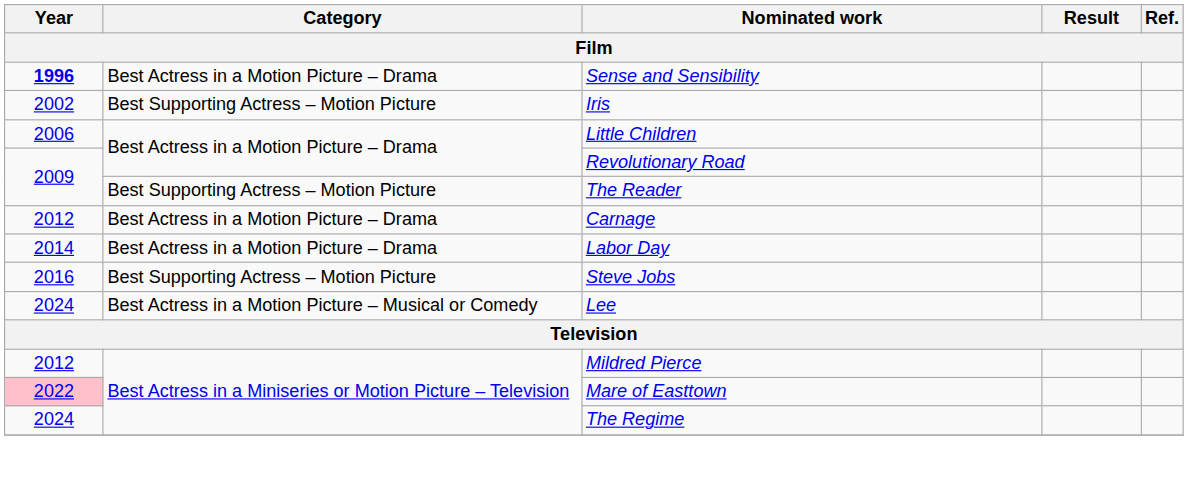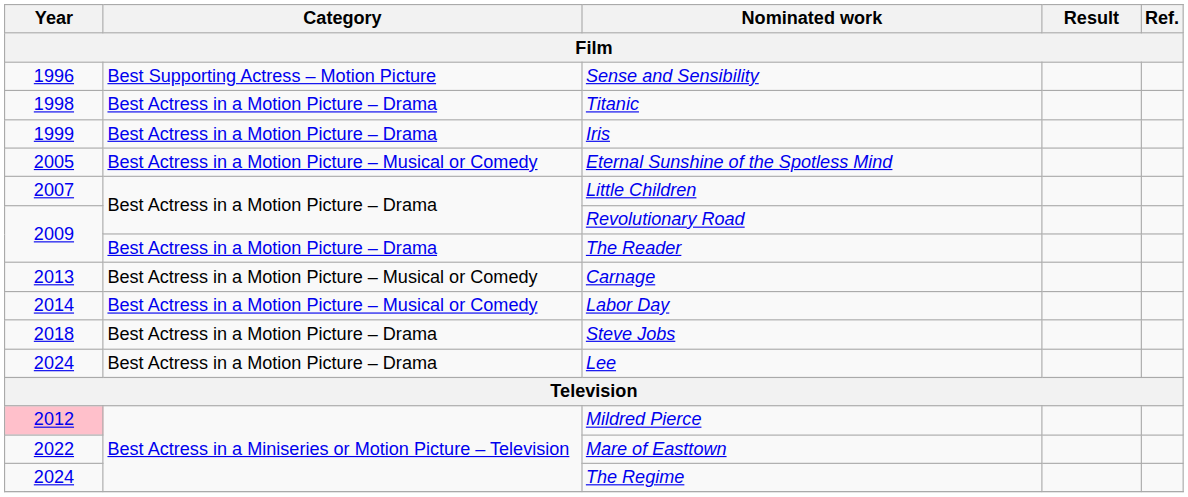(54, 76) bold -> (54, 76) normal
(272, 76) Best Actress in a Motion Picture – Drama -> (272, 76) Best Supporting Actress – Motion Picture
+ row: (612, 104)
(54, 104) 2002 -> (54, 133) 1999
(272, 104) Best Supporting Actress – Motion Picture -> (272, 133) Best Actress in a Motion Picture – Drama
+ row: (739, 162)
(54, 133) 2006 -> (54, 190) 2007
(272, 190) Best Supporting Actress – Motion Picture -> (272, 248) Best Actress in a Motion Picture – Drama
(54, 219) 2012 -> (54, 276) 2013
(272, 219) Best Actress in a Motion Picture – Drama -> (323, 276) Best Actress in a Motion Picture – Musical or Comedy
(272, 248) Best Actress in a Motion Picture – Drama -> (323, 305) Best Actress in a Motion Picture – Musical or Comedy
(54, 276) 2016 -> (54, 334) 2018
(272, 276) Best Supporting Actress – Motion Picture -> (272, 334) Best Actress in a Motion Picture – Drama
(323, 305) Best Actress in a Motion Picture – Musical or Comedy -> (272, 362) Best Actress in a Motion Picture – Drama
(54, 362) no background -> (54, 420) pink background
(54, 391) pink background -> (54, 448) no background
